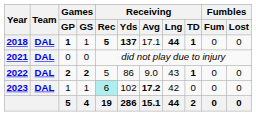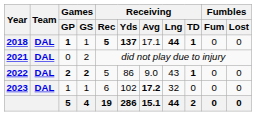(86, 57) 0 -> (86, 57) 2
(106, 88) paleturquoise background -> (106, 88) no background
(174, 88) 42 -> (174, 88) 32
